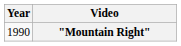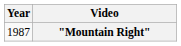(19, 31) 1990 -> (19, 31) 1987
